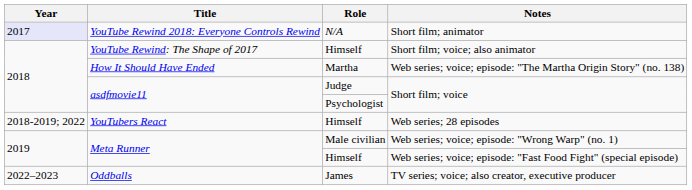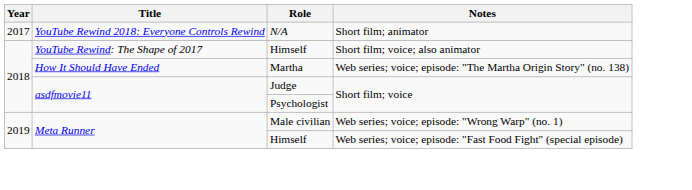(18, 31) lavender background -> (18, 31) no background
- row: (344, 121)
- row: (339, 175)
